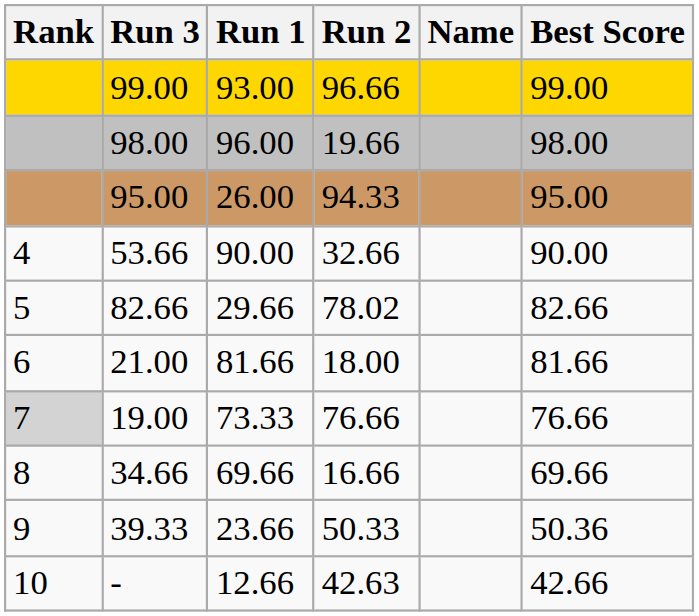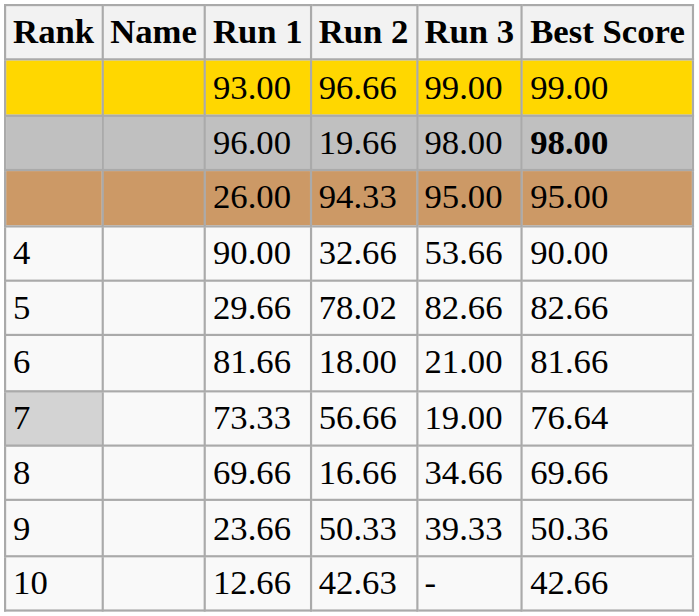columns swapped: (471, 32) <-> (155, 32)
(569, 142) normal -> (569, 142) bold
(361, 417) 76.66 -> (358, 417) 56.66
(569, 417) 76.66 -> (569, 417) 76.64
